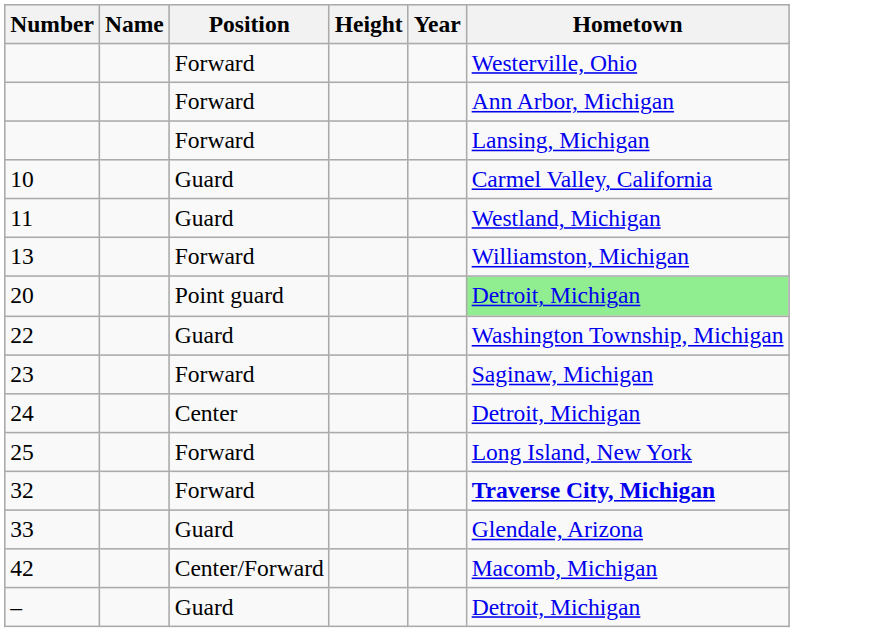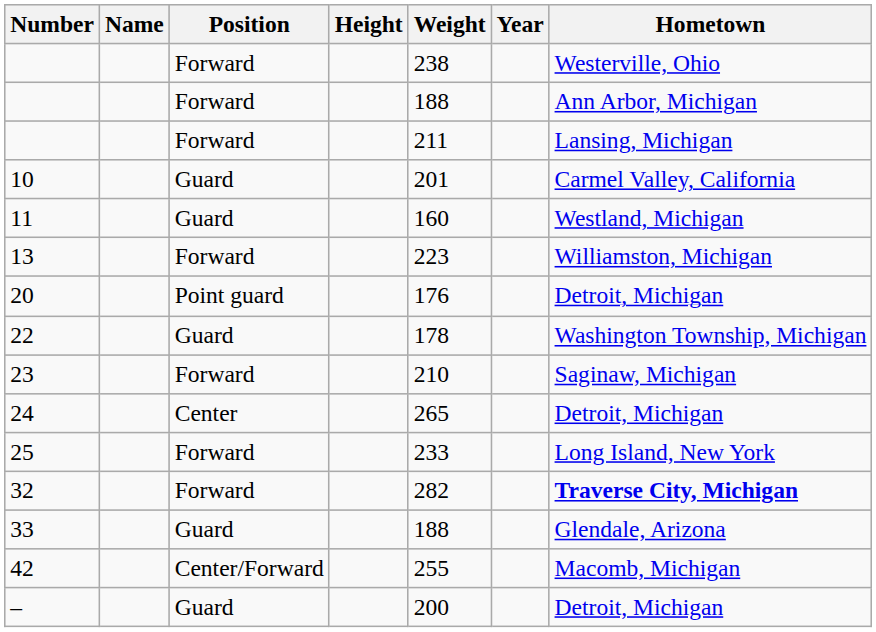+ column: (450, 24)
(556, 296) lightgreen background -> (639, 296) no background
